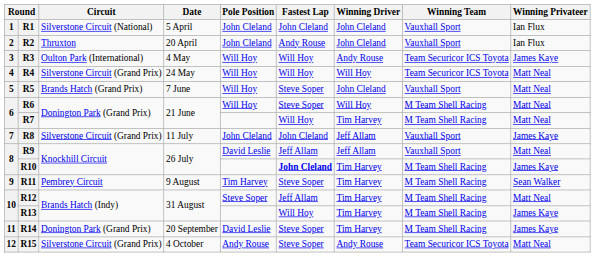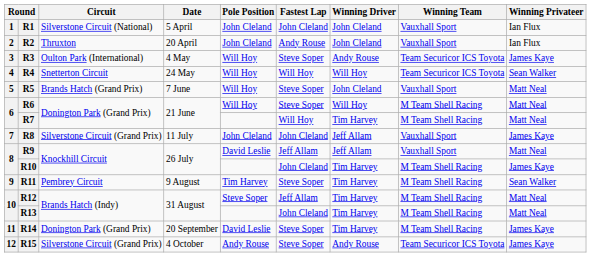(296, 58) Will Hoy -> (301, 58) Steve Soper
(101, 73) Silverstone Circuit (Grand Prix) -> (74, 73) Snetterton Circuit
(532, 73) Matt Neal -> (533, 73) Sean Walker
(305, 166) bold -> (303, 166) normal
(296, 213) Will Hoy -> (303, 213) John Cleland
(536, 213) James Kaye -> (528, 213) Matt Neal
(532, 244) Matt Neal -> (531, 244) James Kaye
